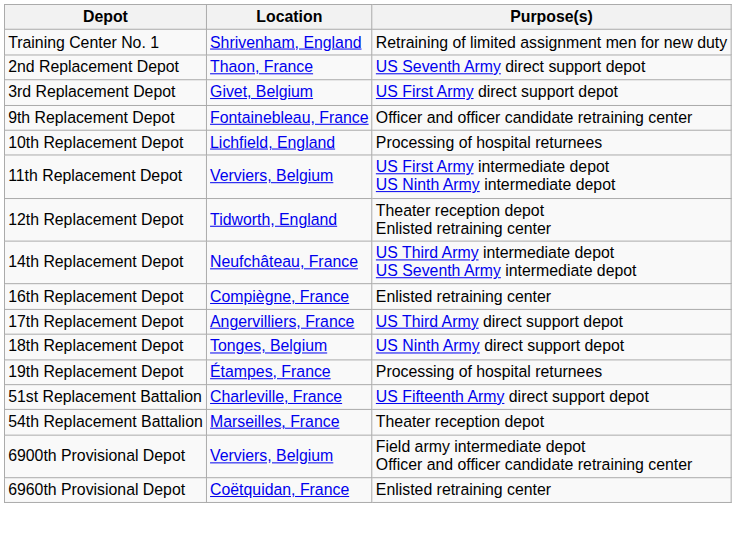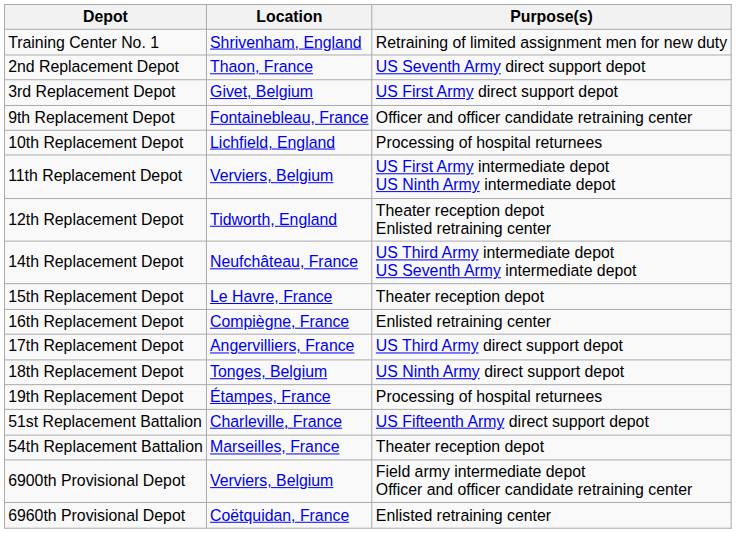+ row: (96, 296)
